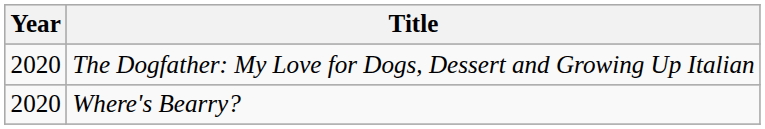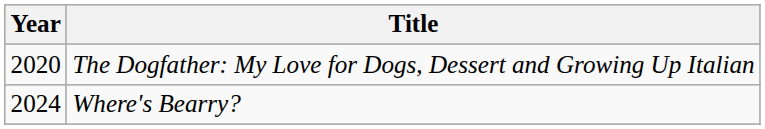(36, 104) 2020 -> (36, 104) 2024
